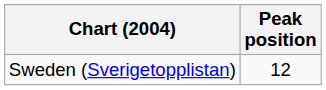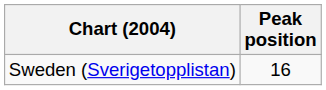(280, 69) 12 -> (280, 69) 16
